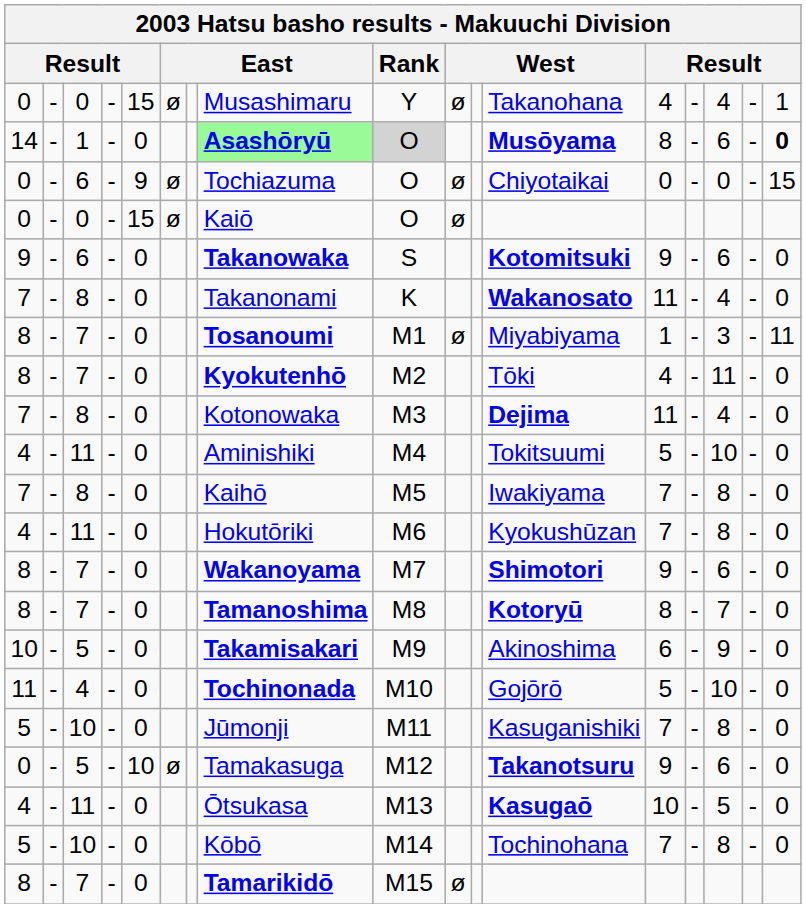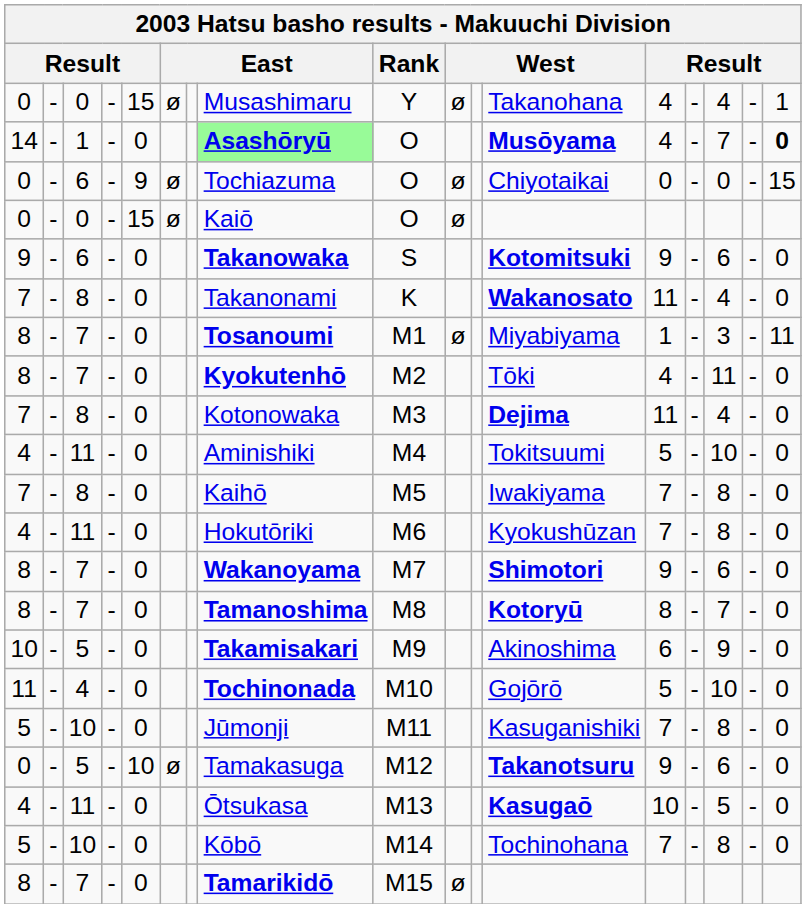(409, 141) lightgrey background -> (409, 141) no background
(665, 141) 8 -> (665, 141) 4
(724, 141) 6 -> (724, 141) 7
